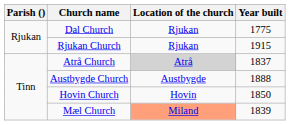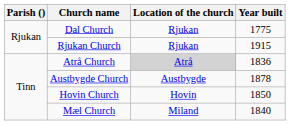(260, 62) 1837 -> (260, 62) 1836
(260, 78) 1888 -> (260, 78) 1878
(183, 111) lightsalmon background -> (183, 111) no background
(260, 111) 1839 -> (260, 111) 1840
